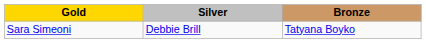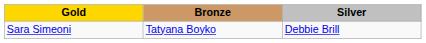columns swapped: (213, 13) <-> (352, 13)
